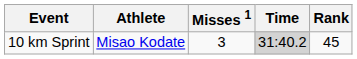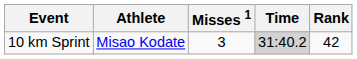(331, 43) 45 -> (331, 43) 42
